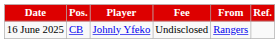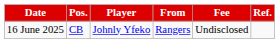columns swapped: (231, 13) <-> (182, 13)
